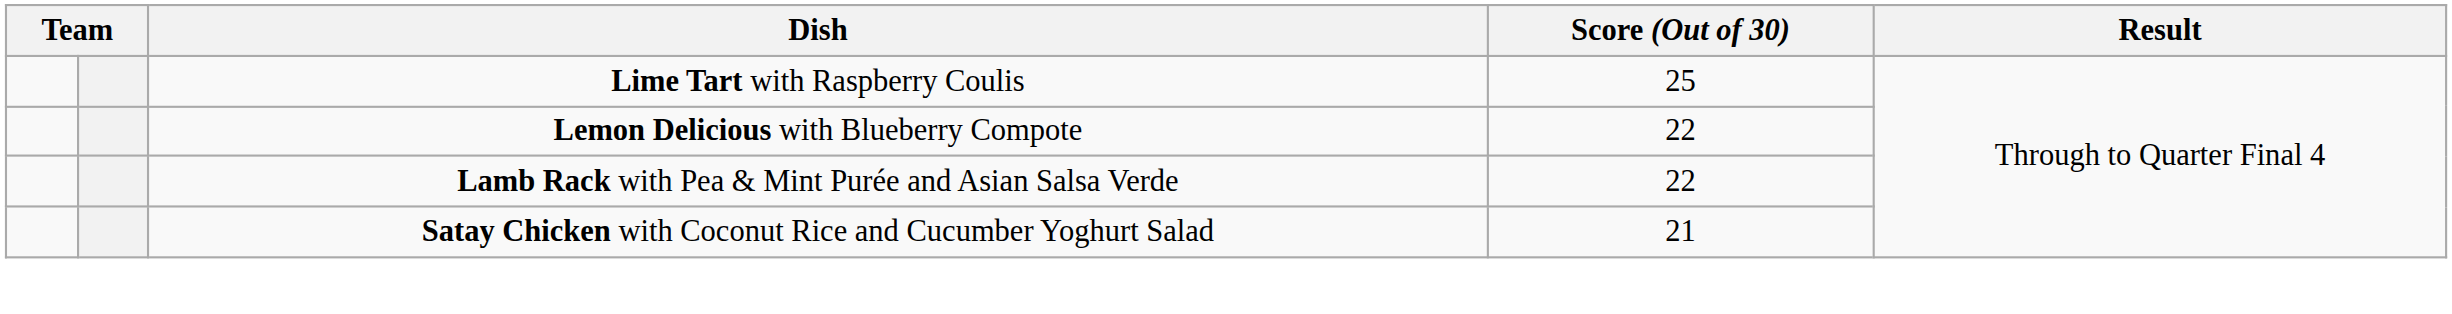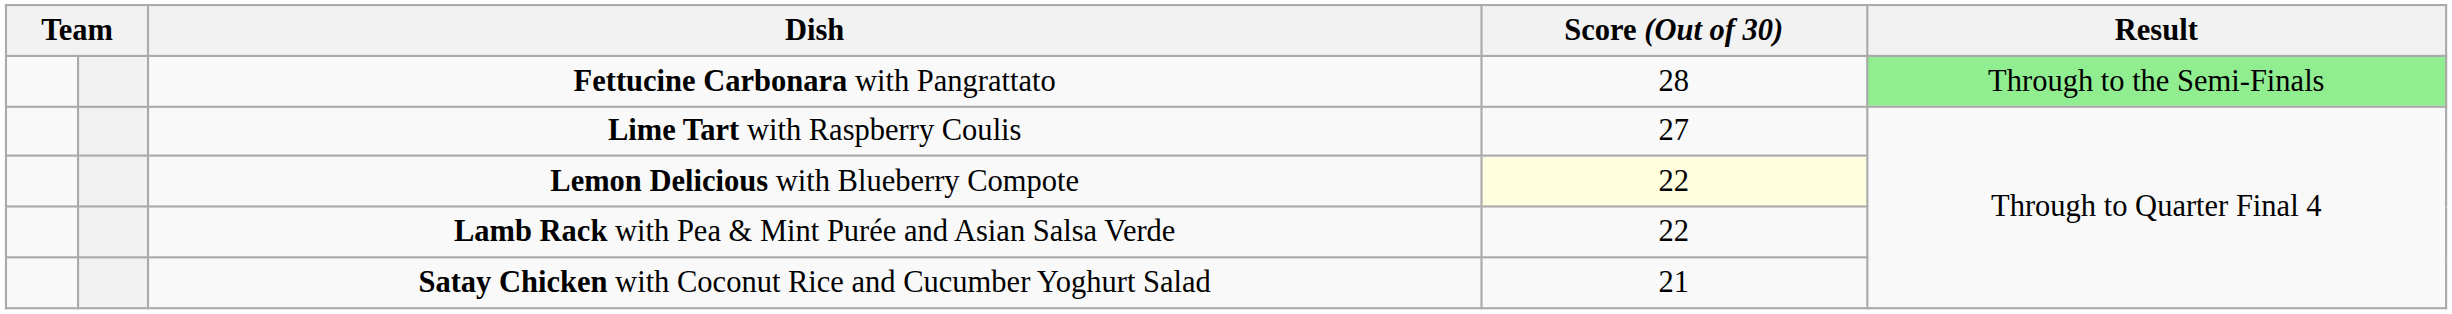+ row: (815, 80)
(1681, 80) 25 -> (1674, 130) 27
(1681, 130) no background -> (1674, 181) lightyellow background
